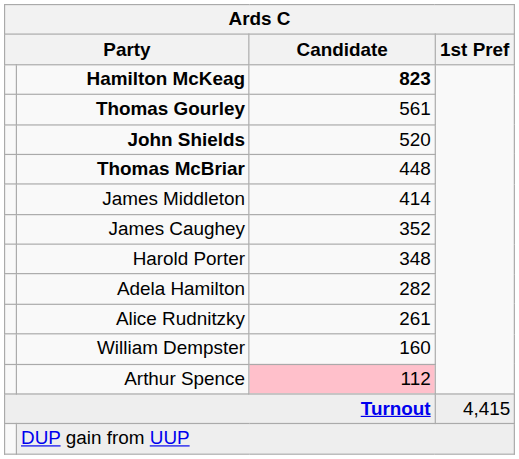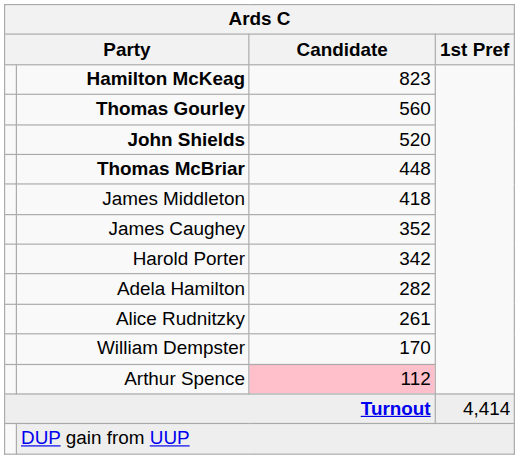(415, 79) bold -> (415, 79) normal
(415, 109) 561 -> (415, 109) 560
(415, 199) 414 -> (415, 199) 418
(415, 259) 348 -> (415, 259) 342
(415, 348) 160 -> (415, 348) 170
(487, 408) 4,415 -> (487, 408) 4,414
